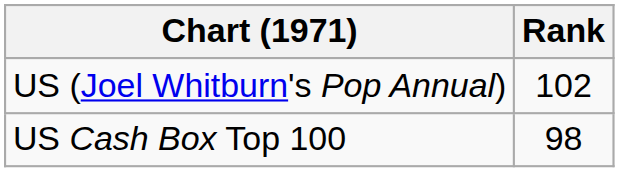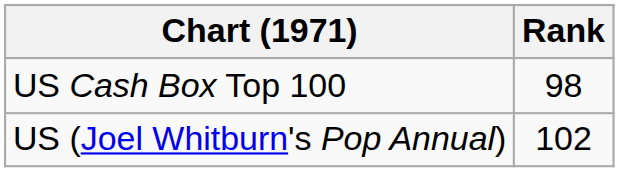rows swapped: (260, 85) <-> (179, 138)
